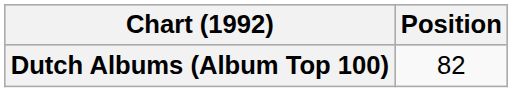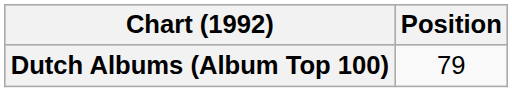(451, 65) 82 -> (451, 65) 79
